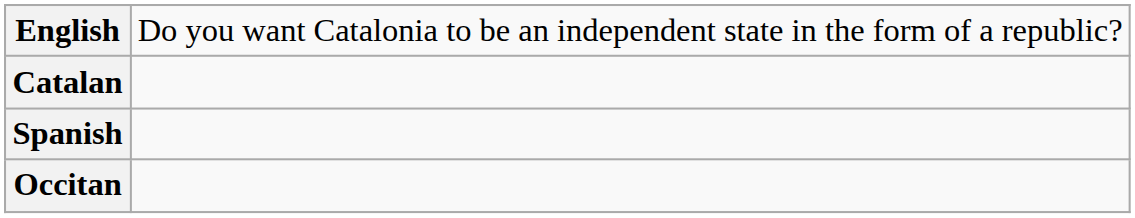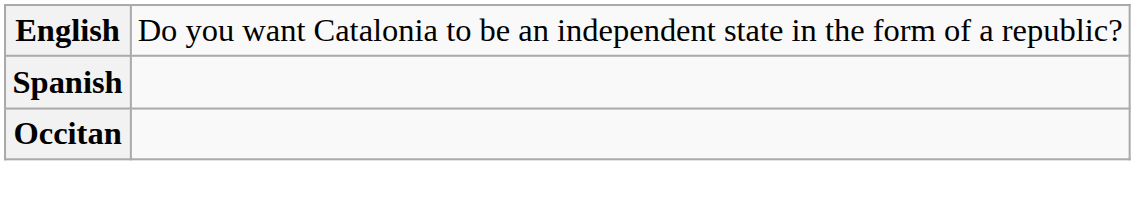- row: (68, 81)
